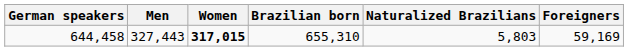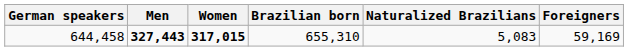(158, 36) normal -> (158, 36) bold
(517, 36) 5,803 -> (517, 36) 5,083
